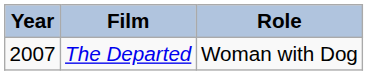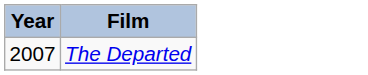- column: (279, 21)
